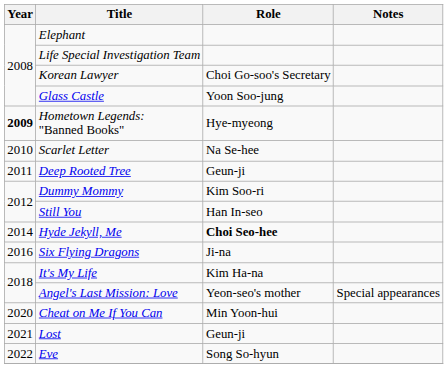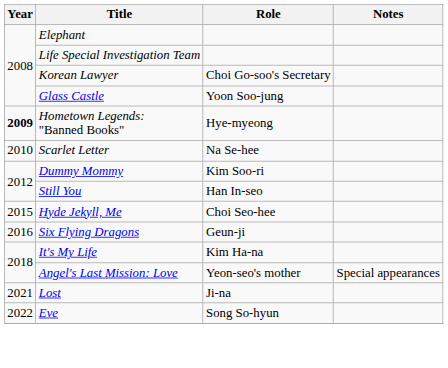- row: (85, 171)
(20, 232) 2014 -> (20, 211) 2015
(242, 232) bold -> (241, 211) normal
(218, 252) Ji-na -> (226, 232) Geun-ji
- row: (101, 313)
(226, 333) Geun-ji -> (218, 292) Ji-na
